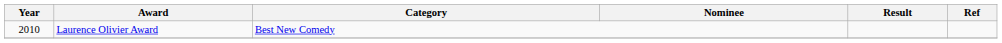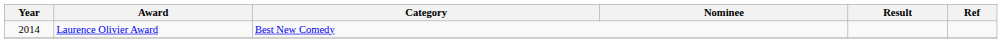(29, 29) 2010 -> (29, 29) 2014
